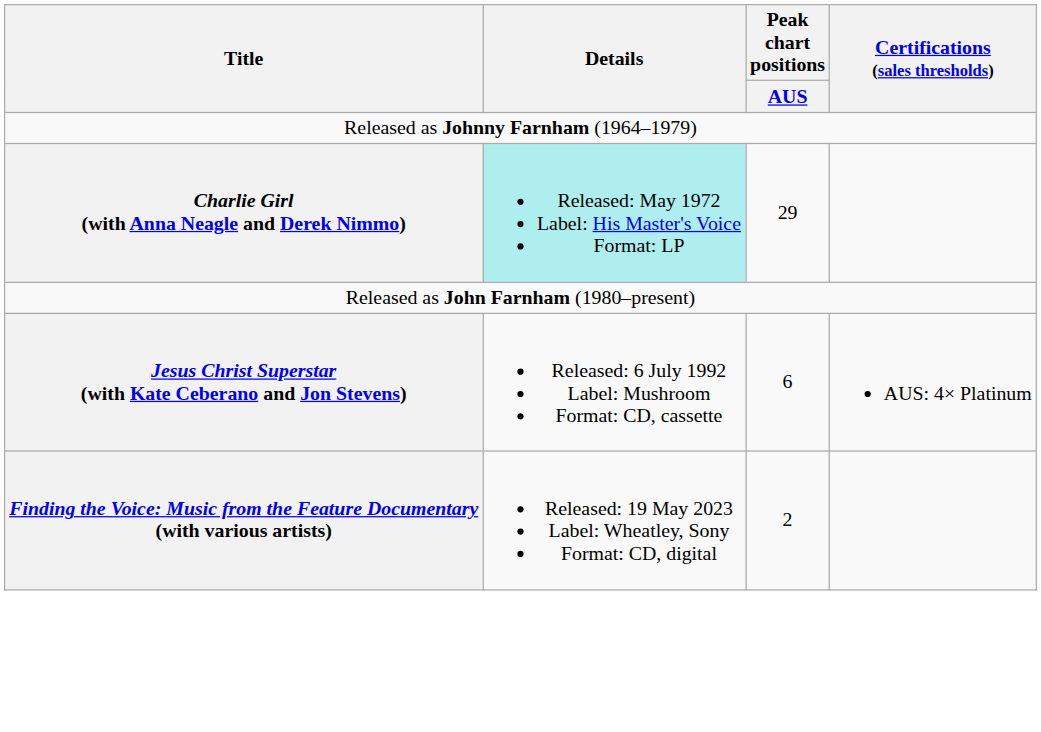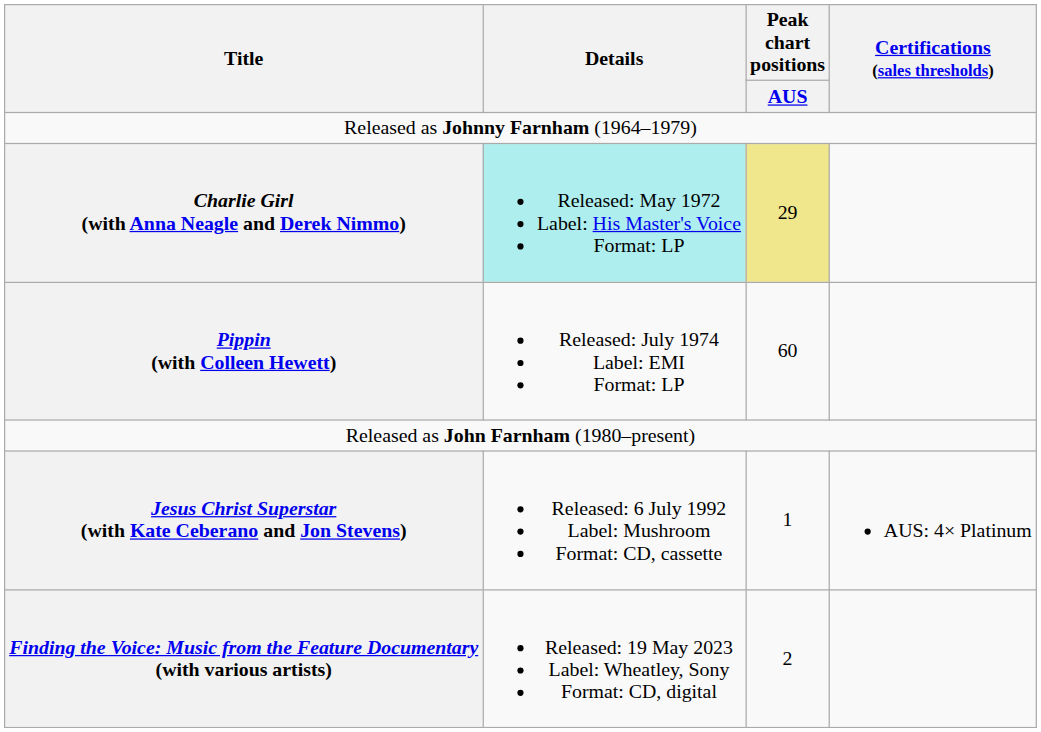(788, 212) no background -> (788, 212) khaki background
+ row: (244, 350)
(788, 382) 6 -> (788, 520) 1
